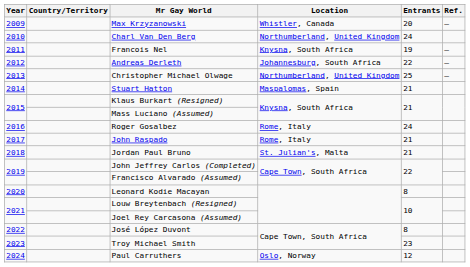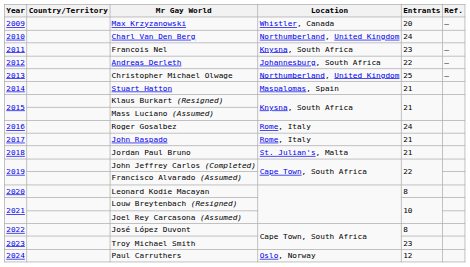(408, 49) 19 -> (408, 49) 23
